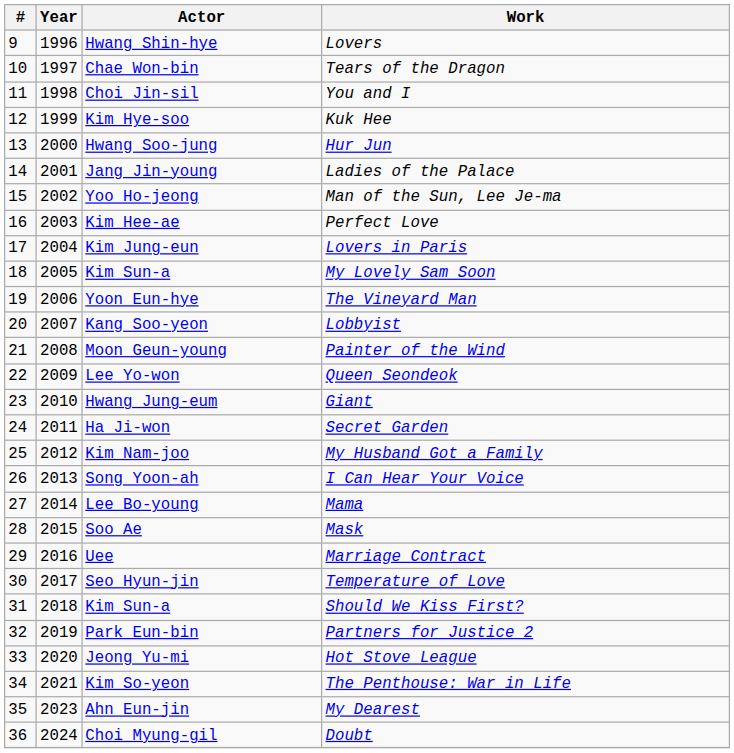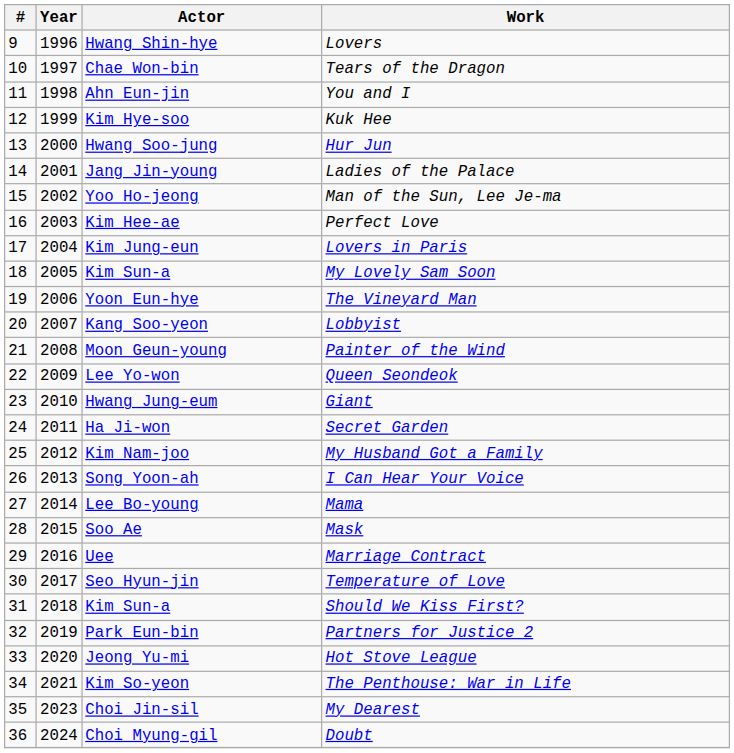(142, 94) Choi Jin-sil -> (137, 94) Ahn Eun-jin
(137, 710) Ahn Eun-jin -> (142, 710) Choi Jin-sil
